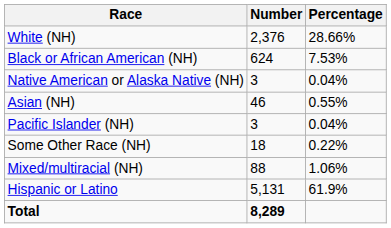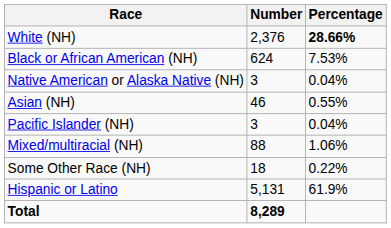(332, 37) normal -> (332, 37) bold
rows swapped: (79, 146) <-> (75, 168)
